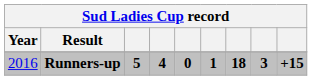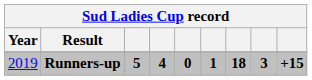(23, 63) 2016 -> (23, 63) 2019
